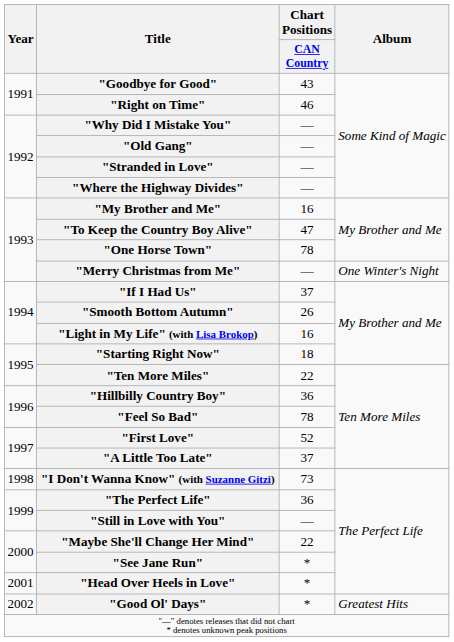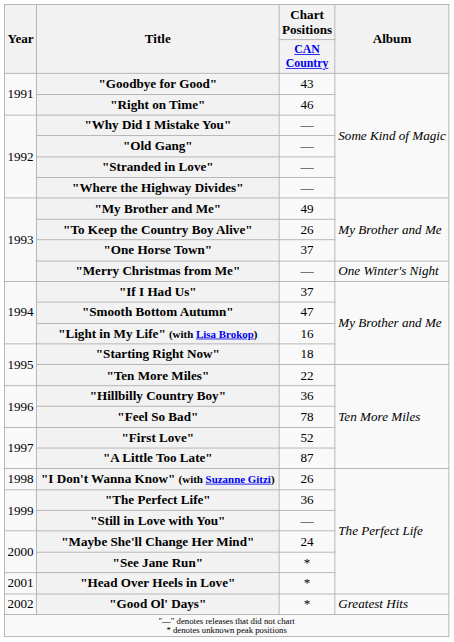(307, 208) 16 -> (307, 208) 49
(307, 229) 47 -> (307, 229) 26
(307, 250) 78 -> (307, 250) 37
(307, 312) 26 -> (307, 312) 47
(307, 458) 37 -> (307, 458) 87
(307, 479) 73 -> (307, 479) 26
(307, 541) 22 -> (307, 541) 24
